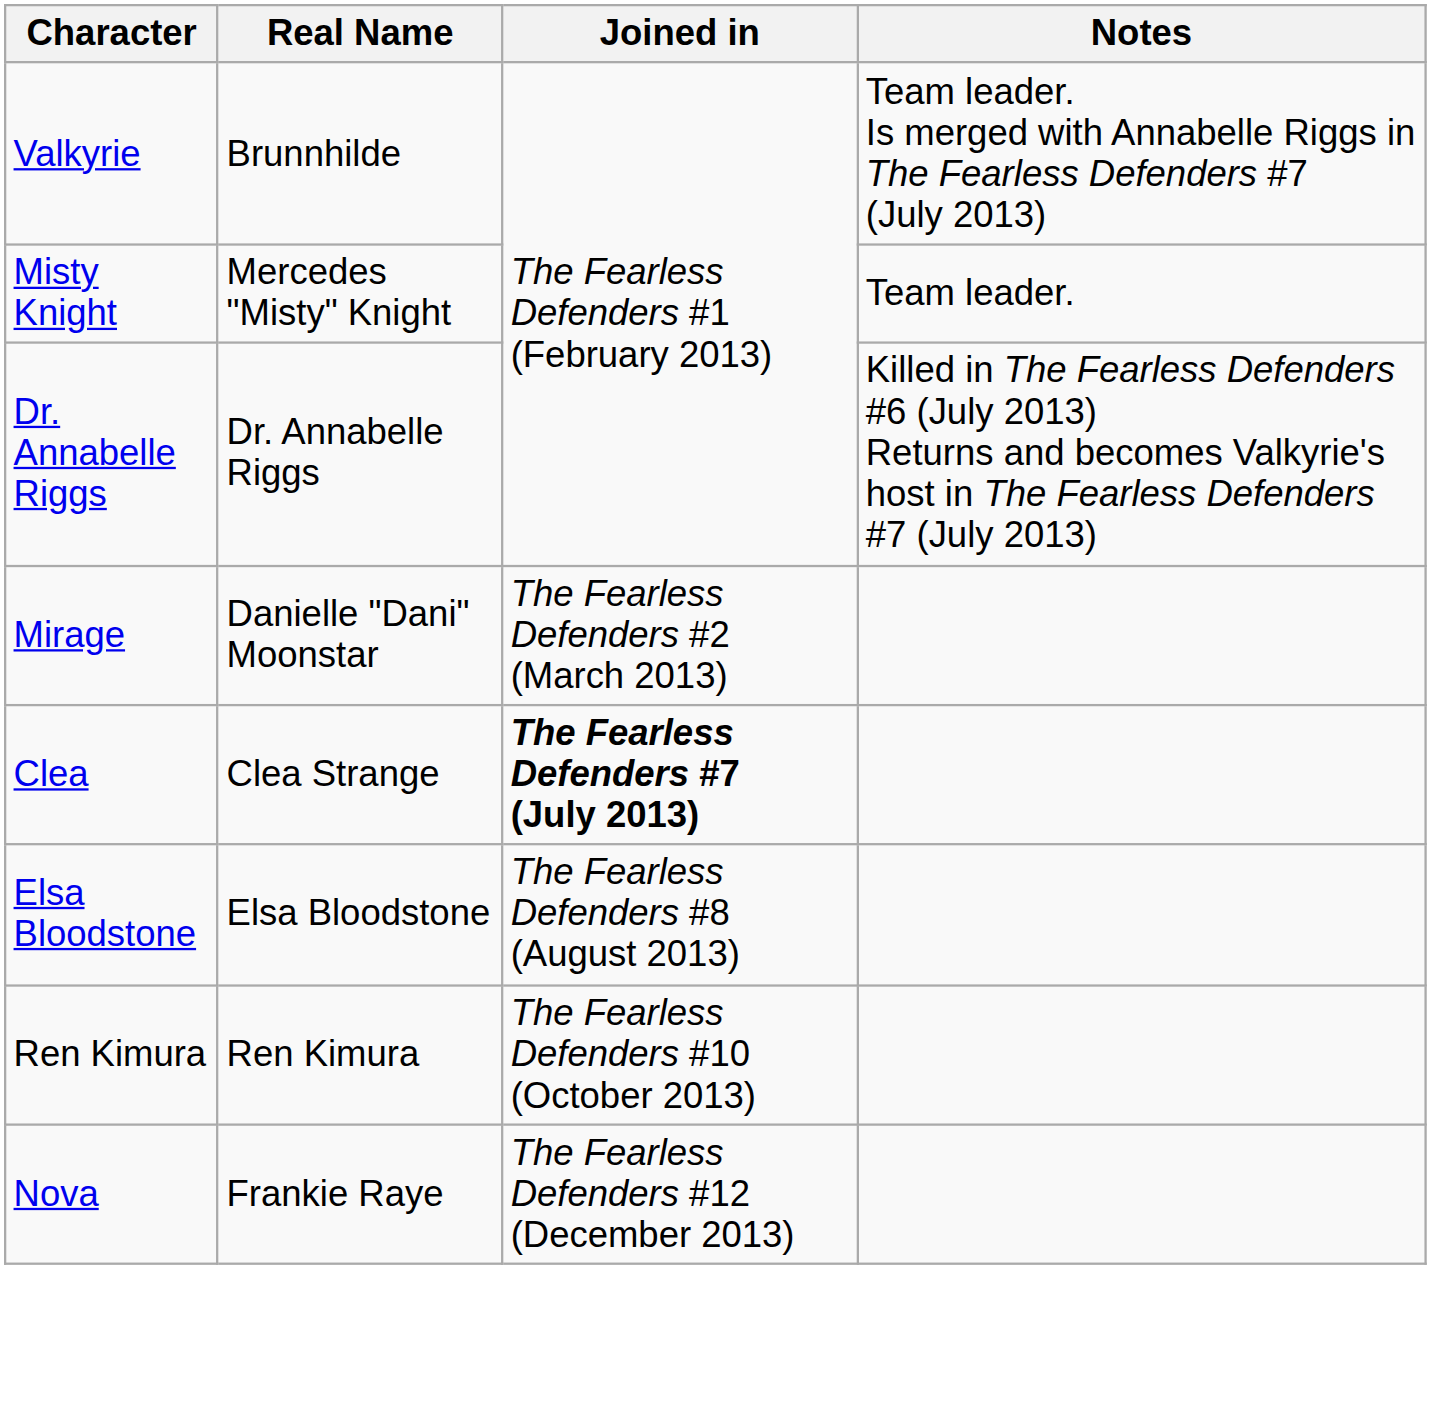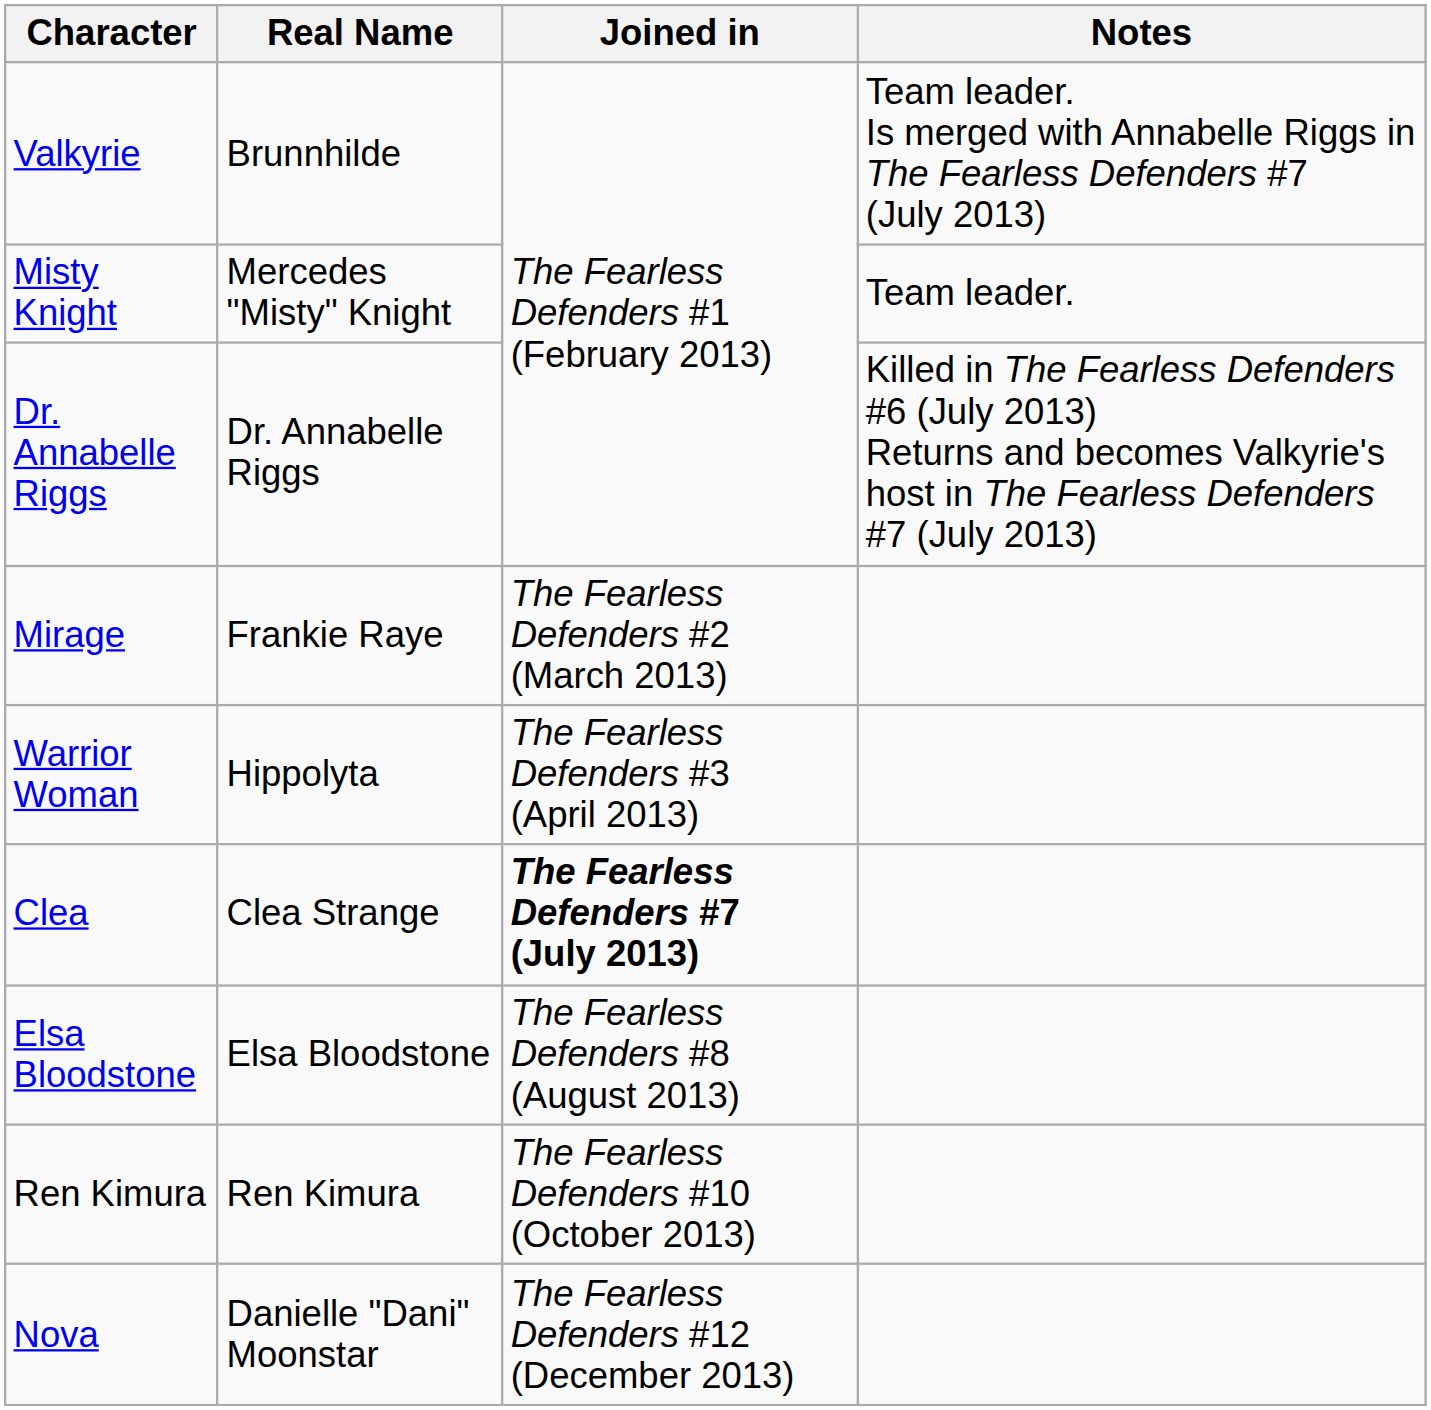(348, 634) Danielle "Dani" Moonstar -> (335, 634) Frankie Raye
+ row: (76, 774)
(335, 1193) Frankie Raye -> (348, 1333) Danielle "Dani" Moonstar
